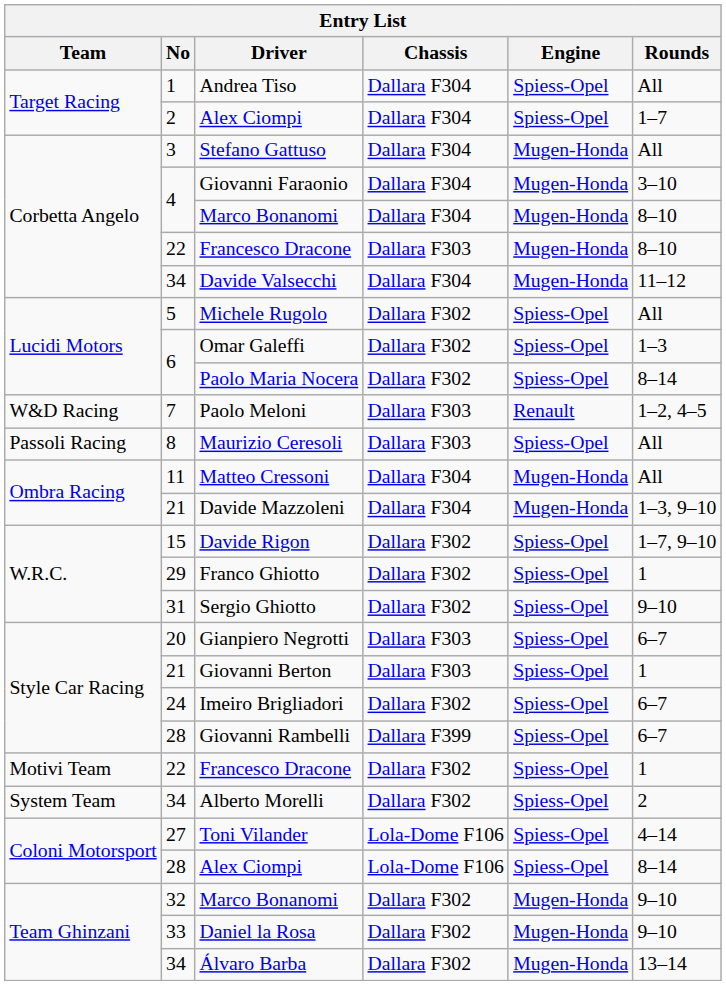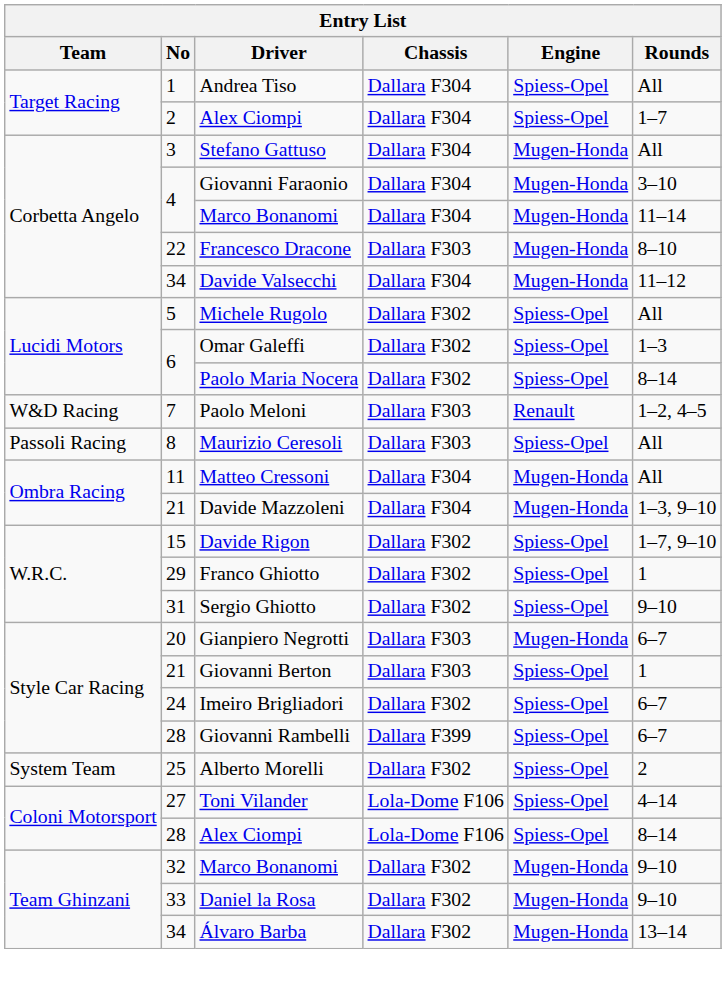(657, 215) 8–10 -> (662, 215) 11–14
(561, 638) Spiess-Opel -> (571, 638) Mugen-Honda
- row: (60, 768)
(176, 801) 34 -> (176, 768) 25
